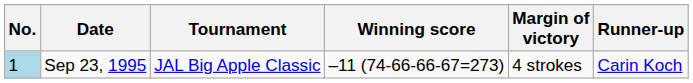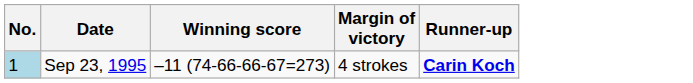- column: (237, 28)
(640, 65) normal -> (469, 65) bold
